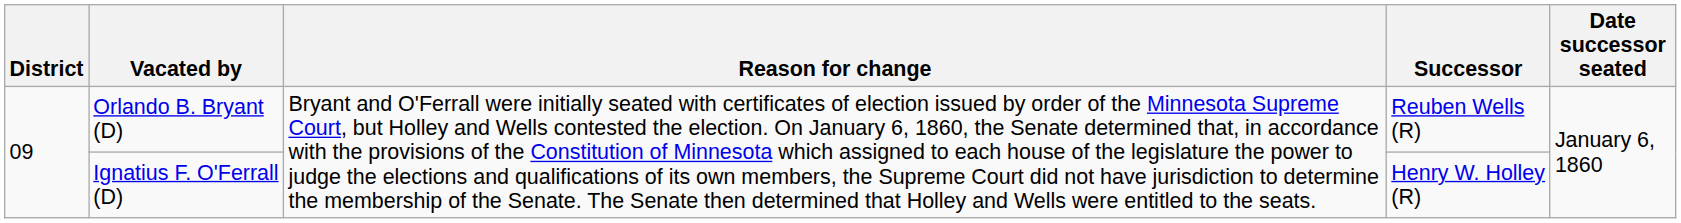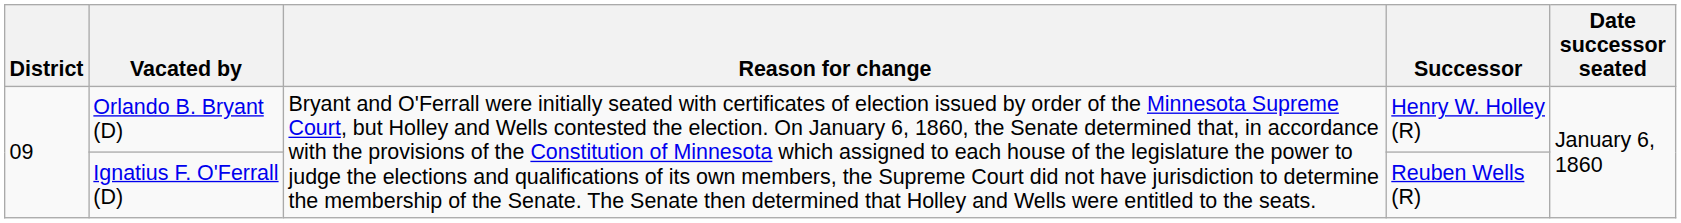(1458, 119) Reuben Wells (R) -> (1468, 119) Henry W. Holley (R)
(1468, 184) Henry W. Holley (R) -> (1458, 184) Reuben Wells (R)
